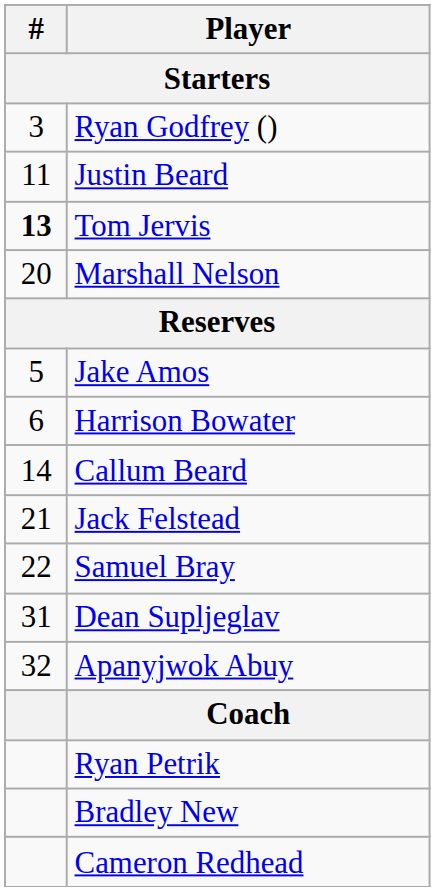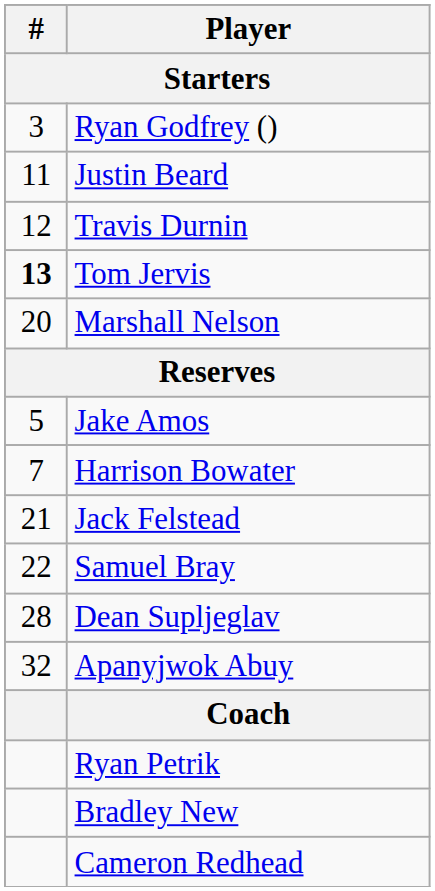+ row: (161, 224)
(36, 420) 6 -> (36, 469) 7
- row: (161, 469)
(36, 616) 31 -> (36, 616) 28
